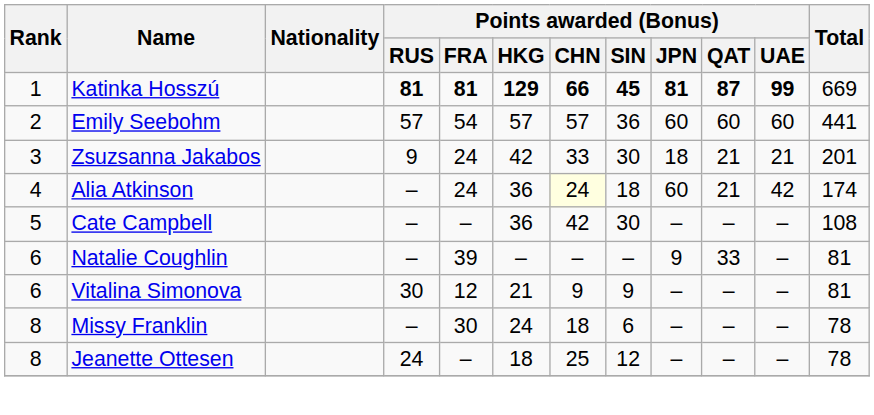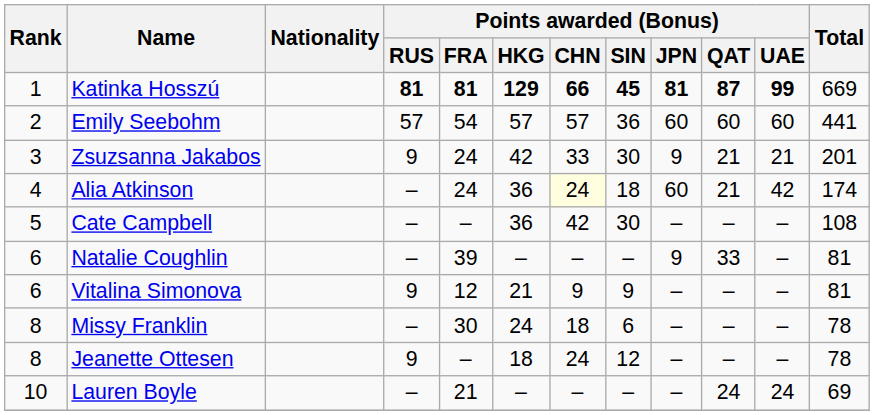(676, 156) 18 -> (676, 156) 9
(412, 291) 30 -> (412, 291) 9
(412, 358) 24 -> (412, 358) 9
(578, 358) 25 -> (578, 358) 24
+ row: (134, 392)
